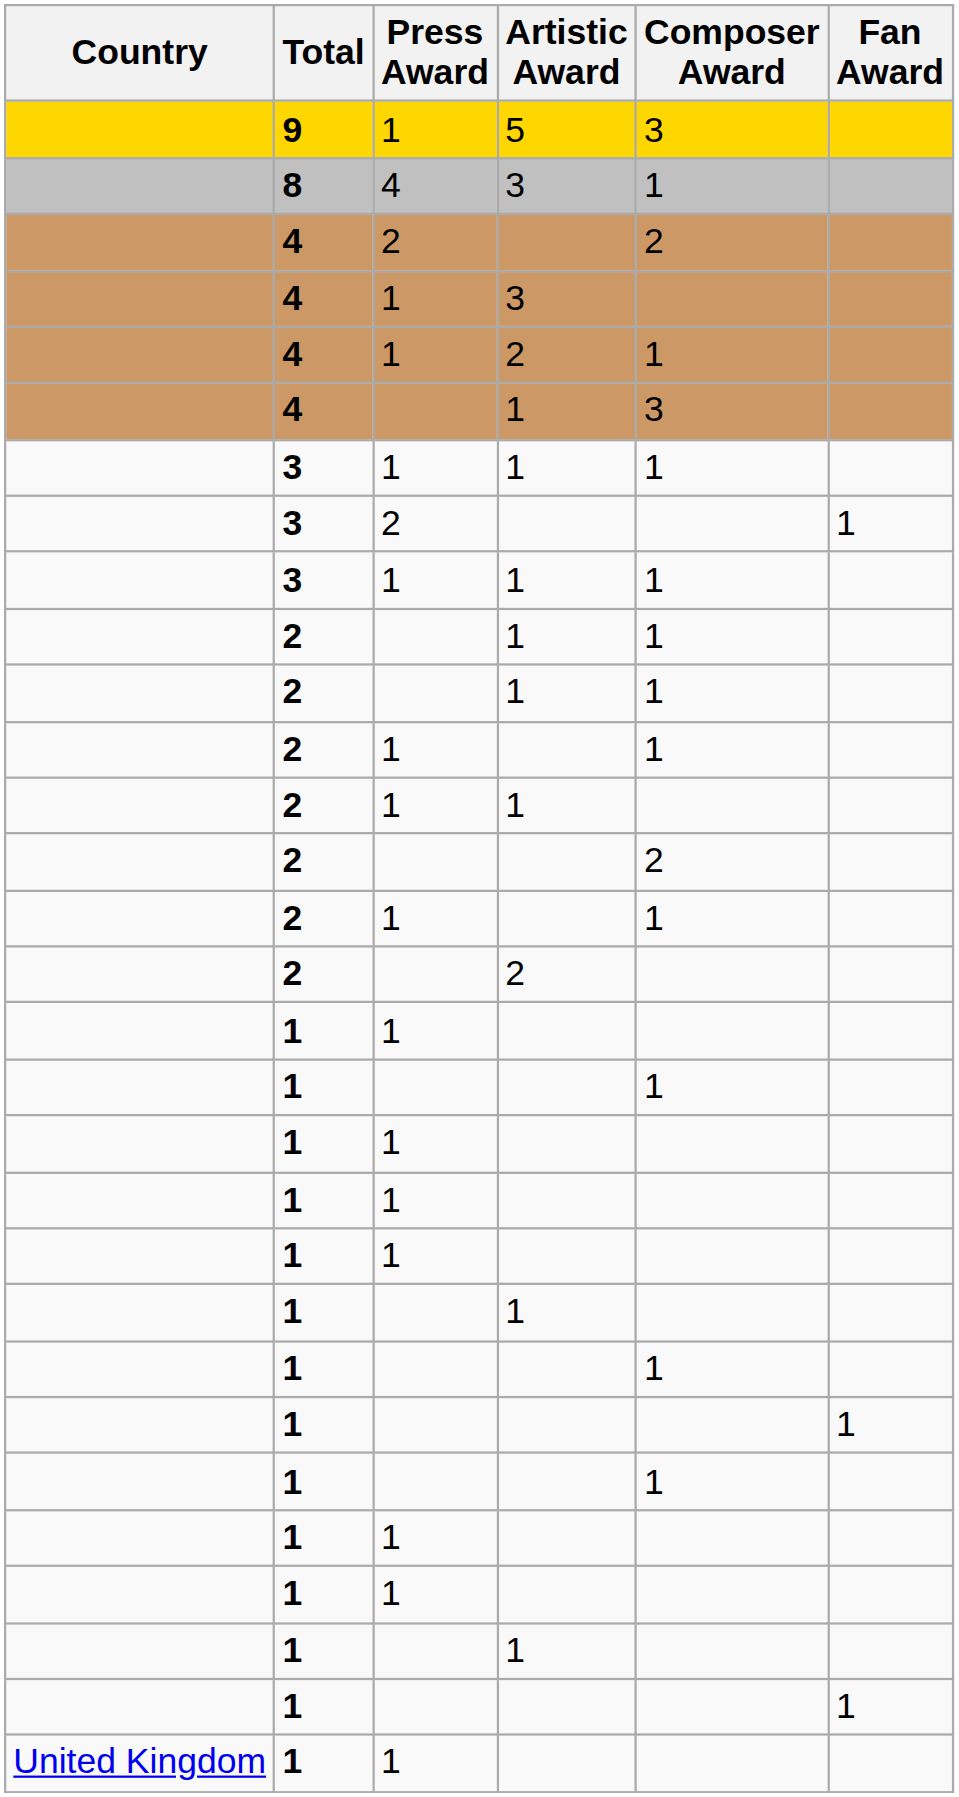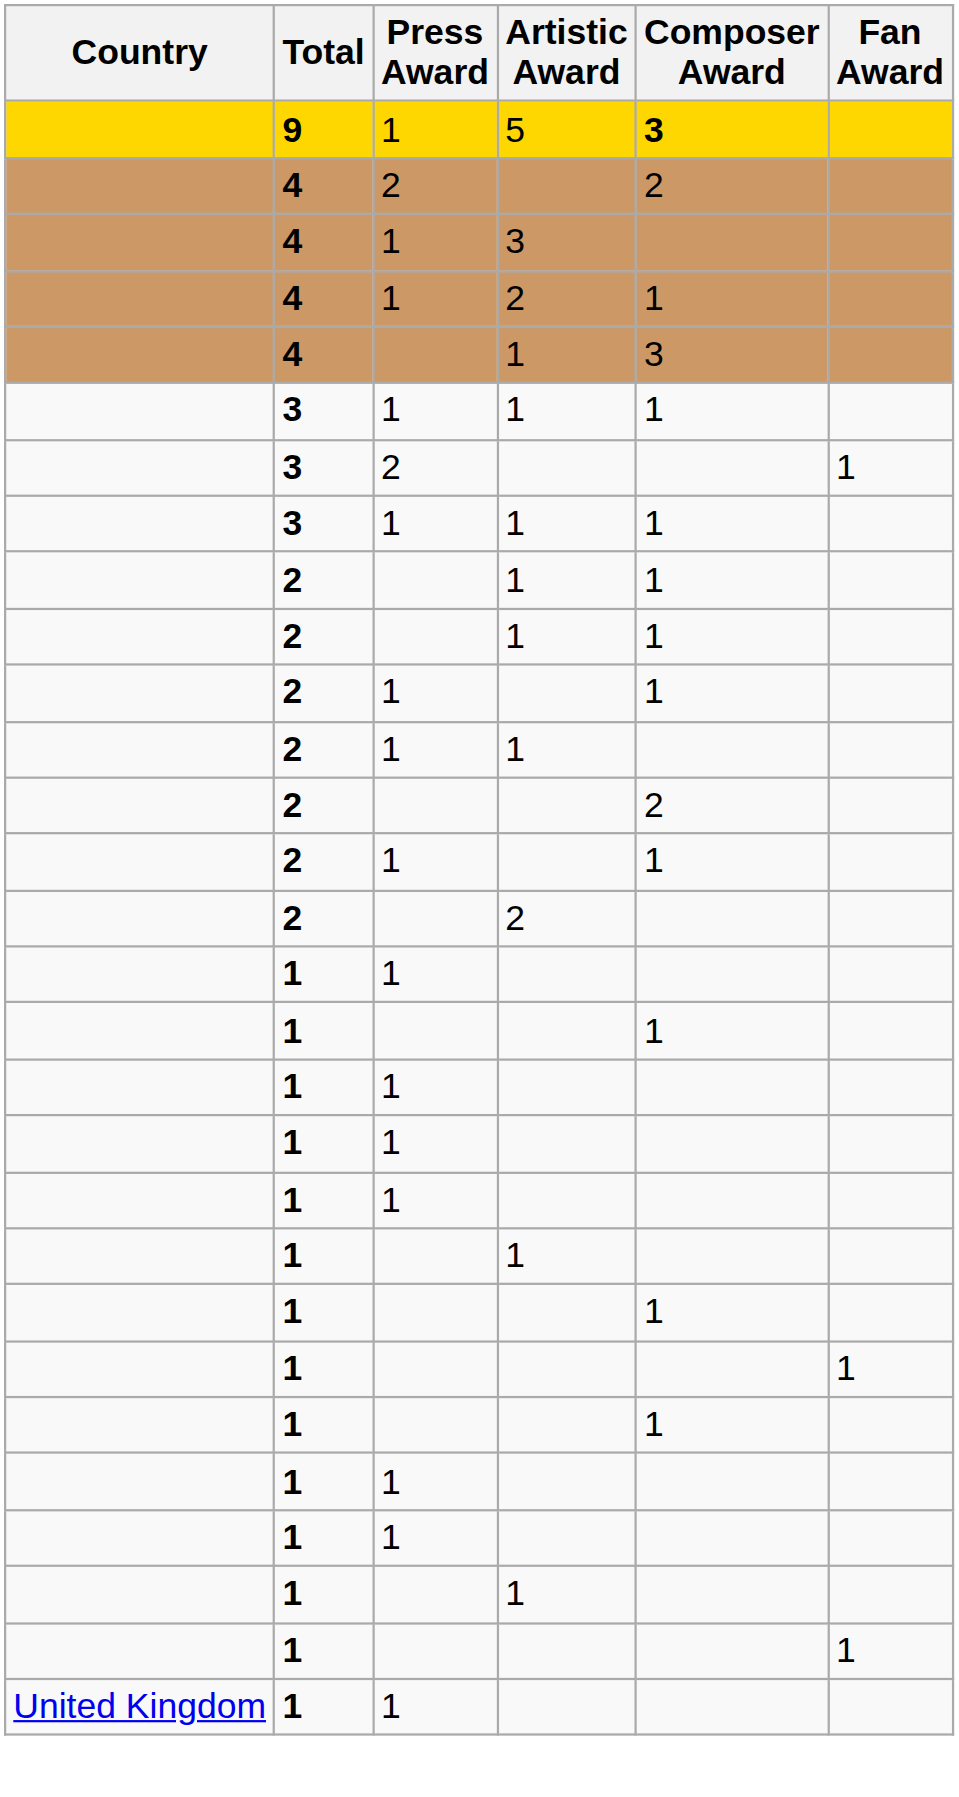(654, 128) normal -> (654, 128) bold
- row: (292, 185)
